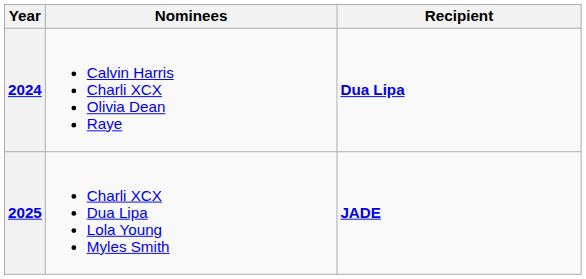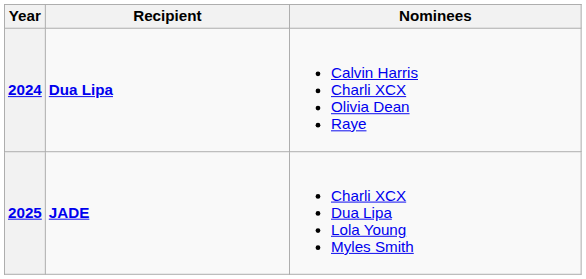columns swapped: (459, 16) <-> (191, 16)
